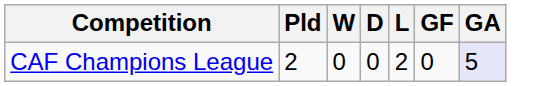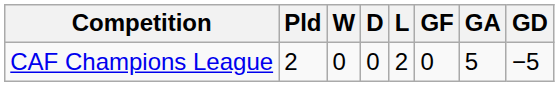+ column: (530, 23)
(472, 61) lavender background -> (472, 61) no background
